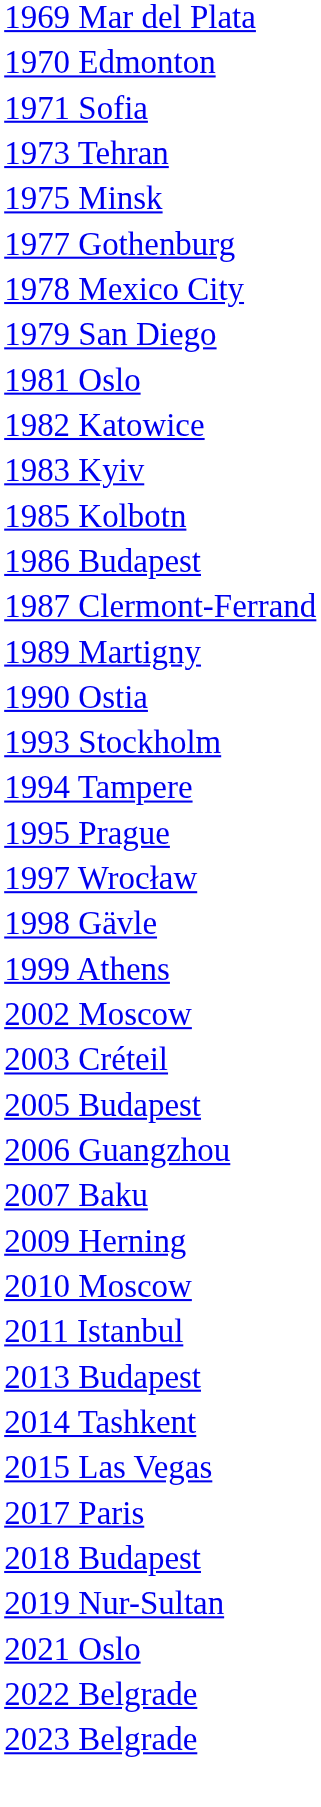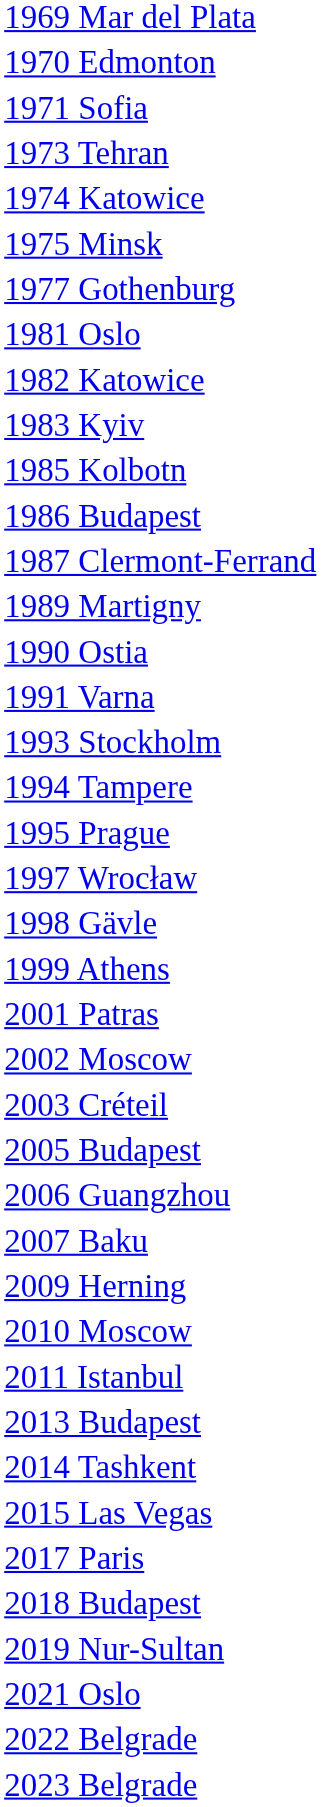+ row: (104, 198)
- row: (124, 289)
- row: (110, 334)
+ row: (79, 696)
+ row: (82, 1014)
